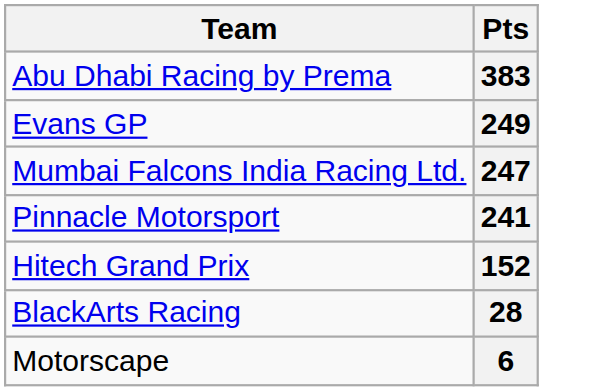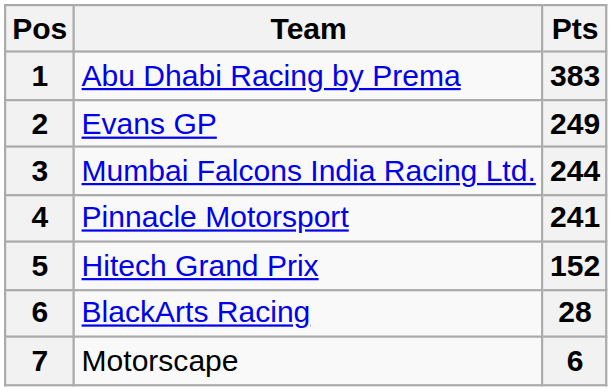+ column: (40, 28)
(506, 171) 247 -> (575, 171) 244
